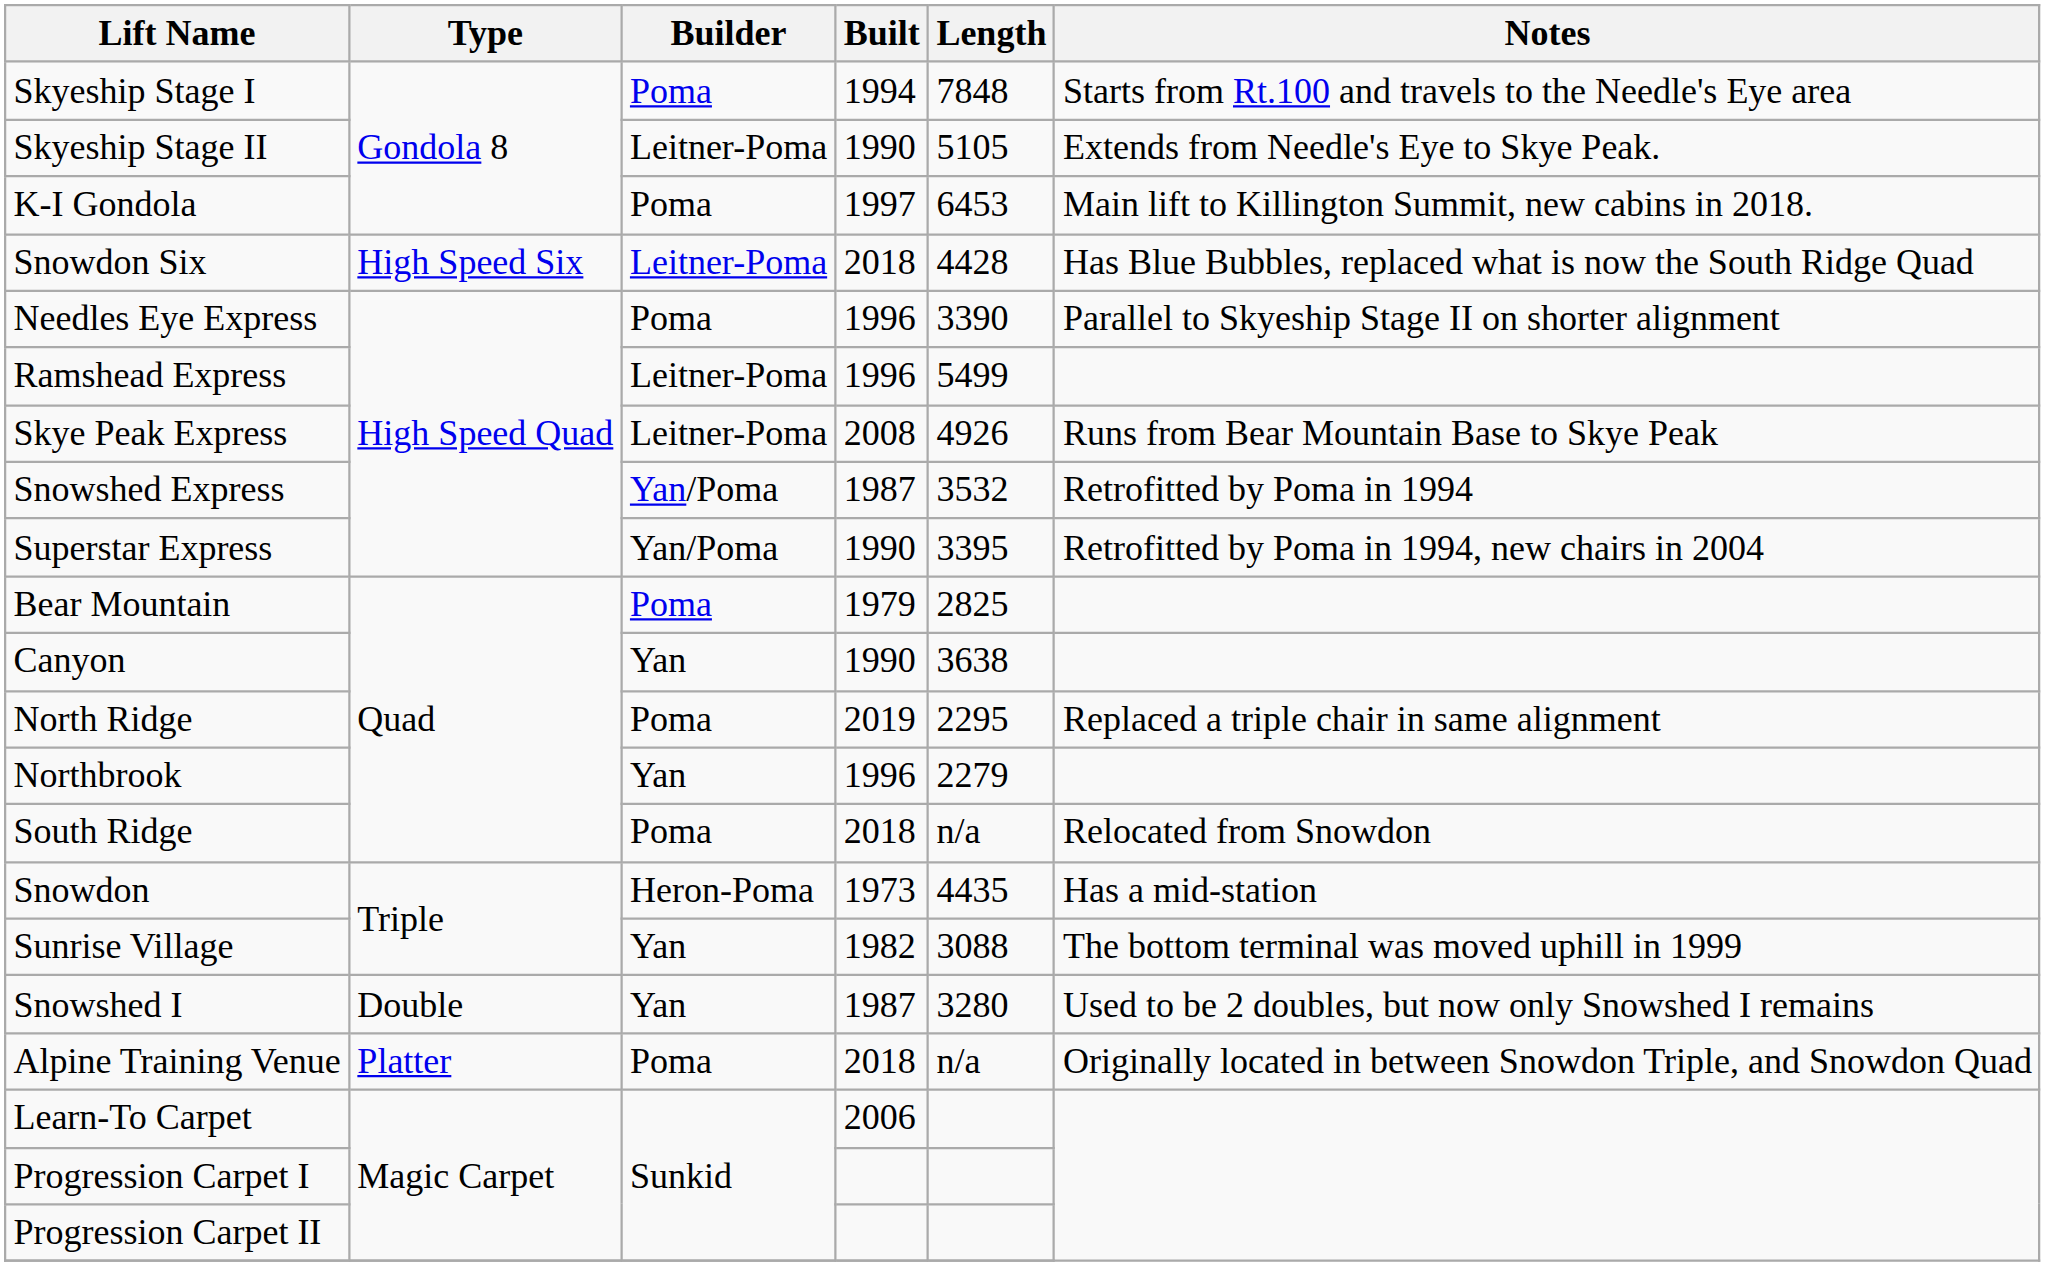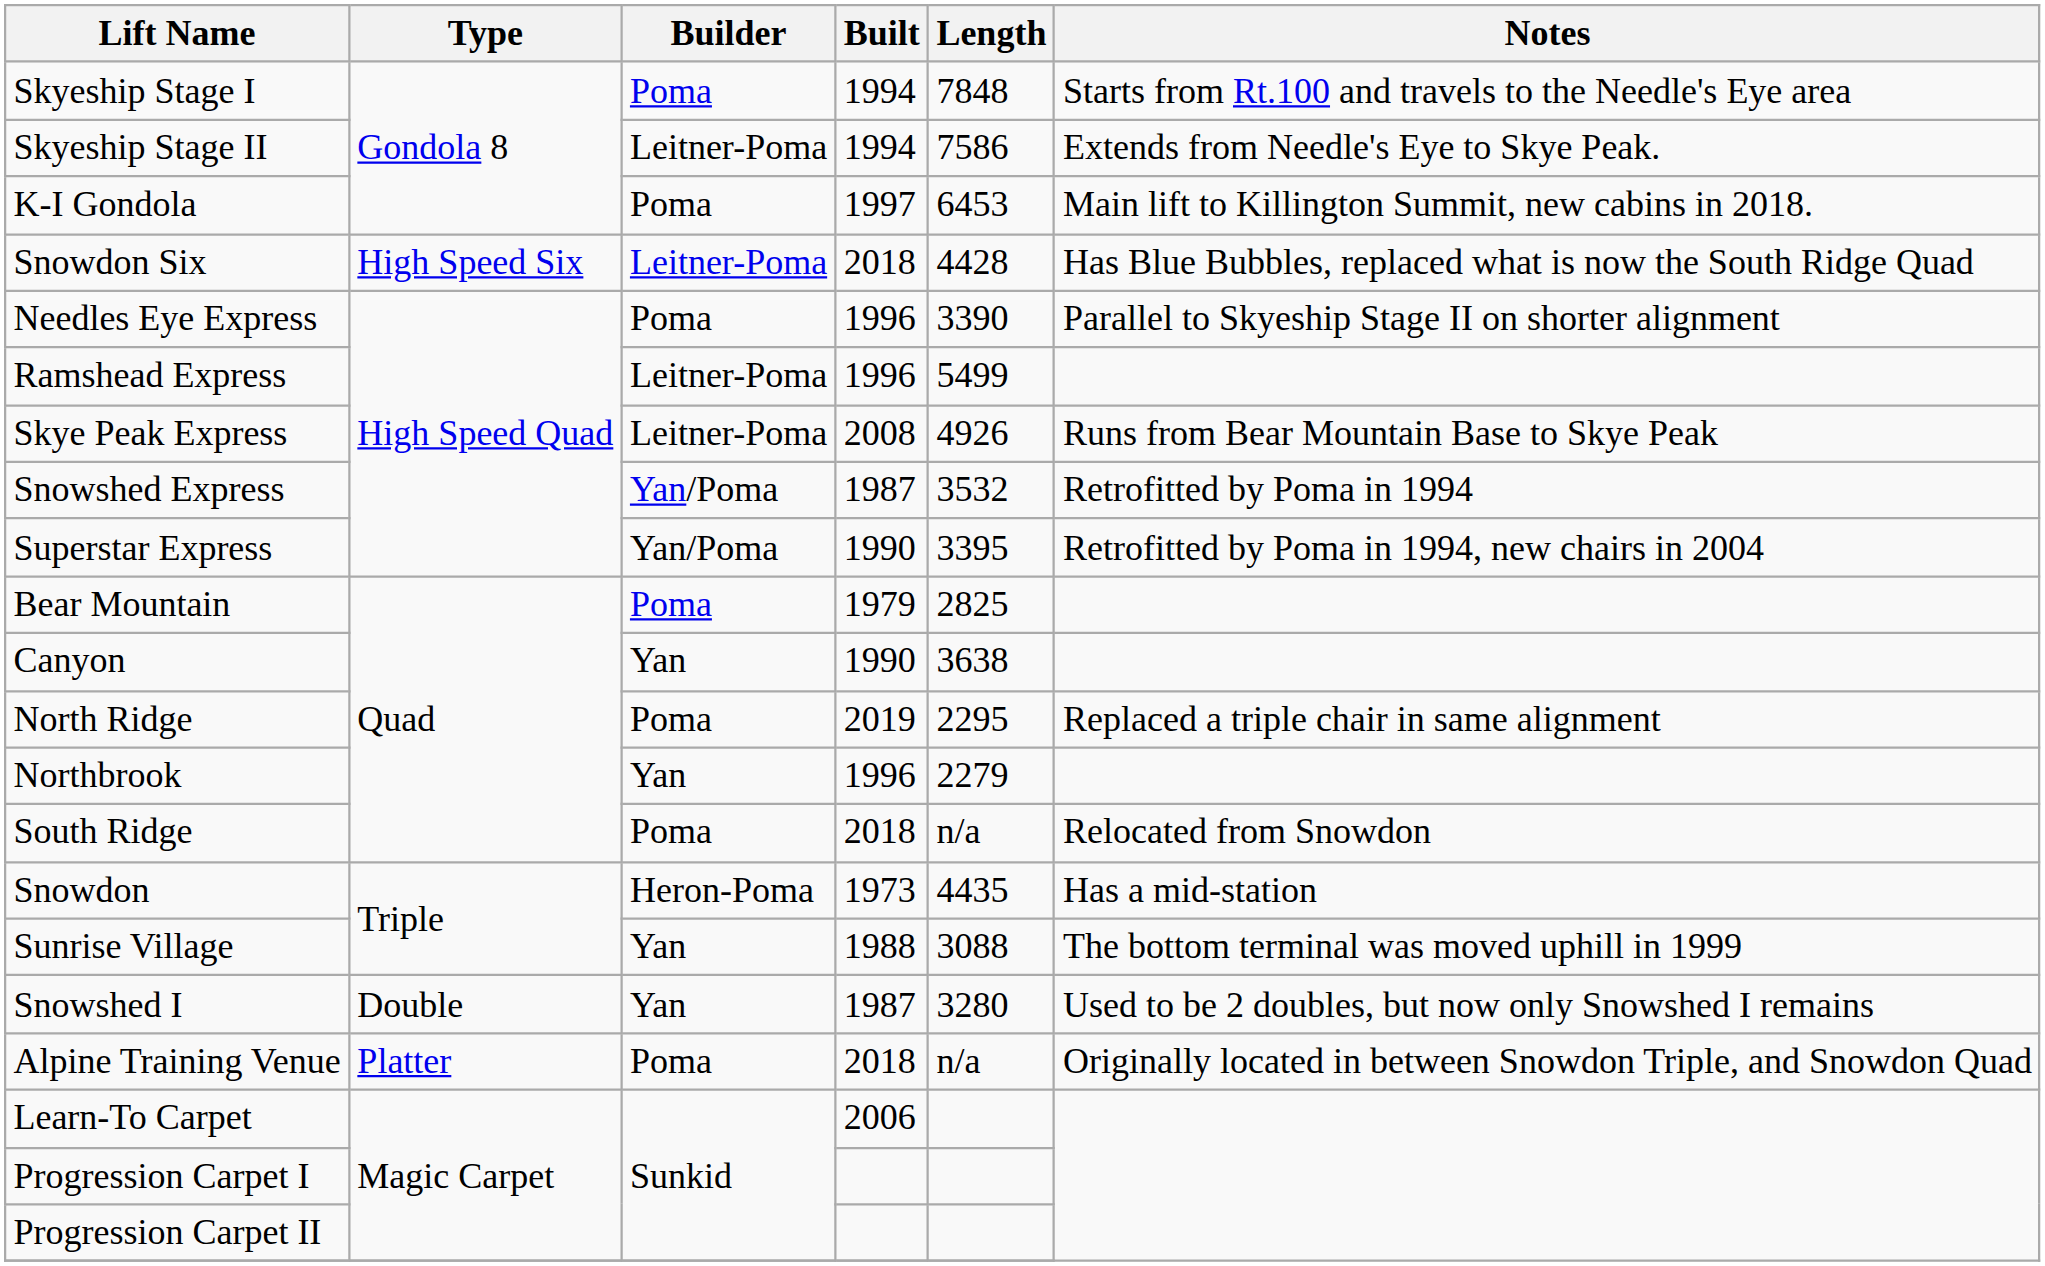(880, 147) 1990 -> (880, 147) 1994
(972, 147) 5105 -> (972, 147) 7586
(880, 946) 1982 -> (880, 946) 1988
